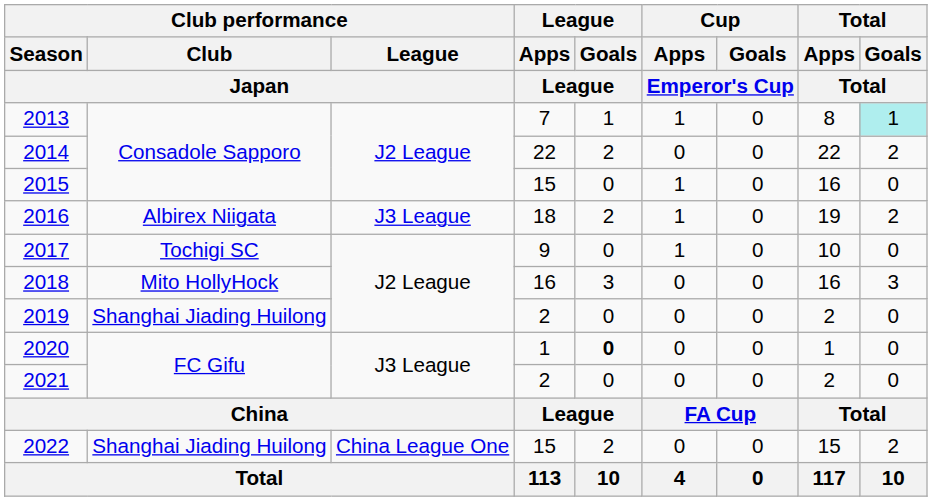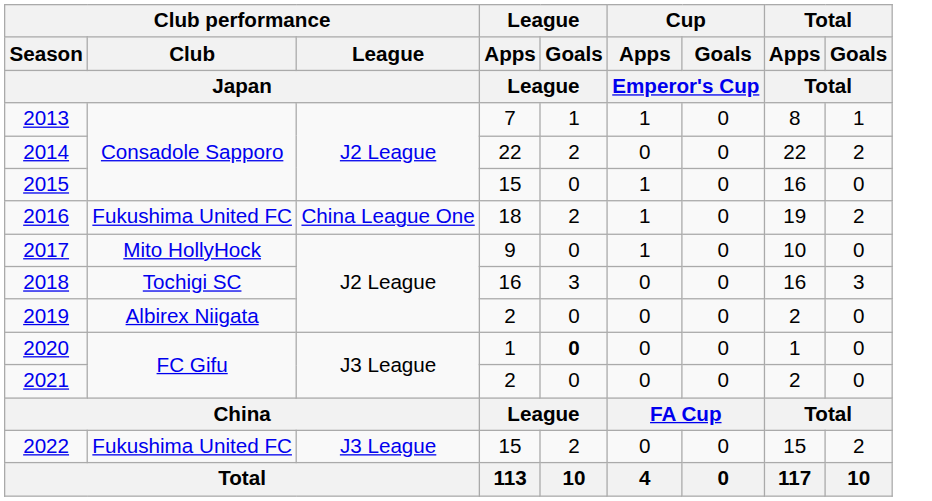(893, 119) paleturquoise background -> (859, 119) no background
(209, 217) Albirex Niigata -> (192, 217) Fukushima United FC
(423, 217) J3 League -> (388, 217) China League One
(209, 250) Tochigi SC -> (192, 250) Mito HollyHock
(209, 282) Mito HollyHock -> (192, 282) Tochigi SC
(209, 315) Shanghai Jiading Huilong -> (192, 315) Albirex Niigata
(209, 446) Shanghai Jiading Huilong -> (192, 446) Fukushima United FC
(423, 446) China League One -> (388, 446) J3 League
